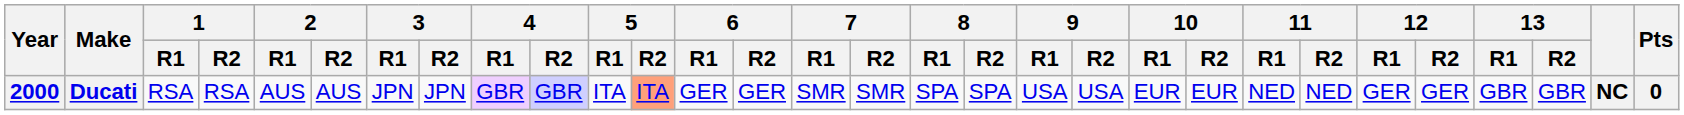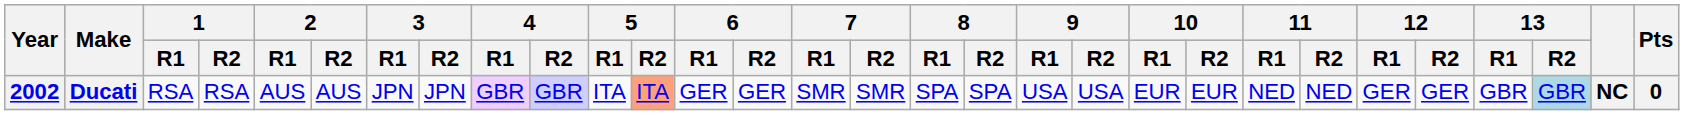(35, 93) 2000 -> (35, 93) 2002
(1562, 93) no background -> (1562, 93) lightblue background
